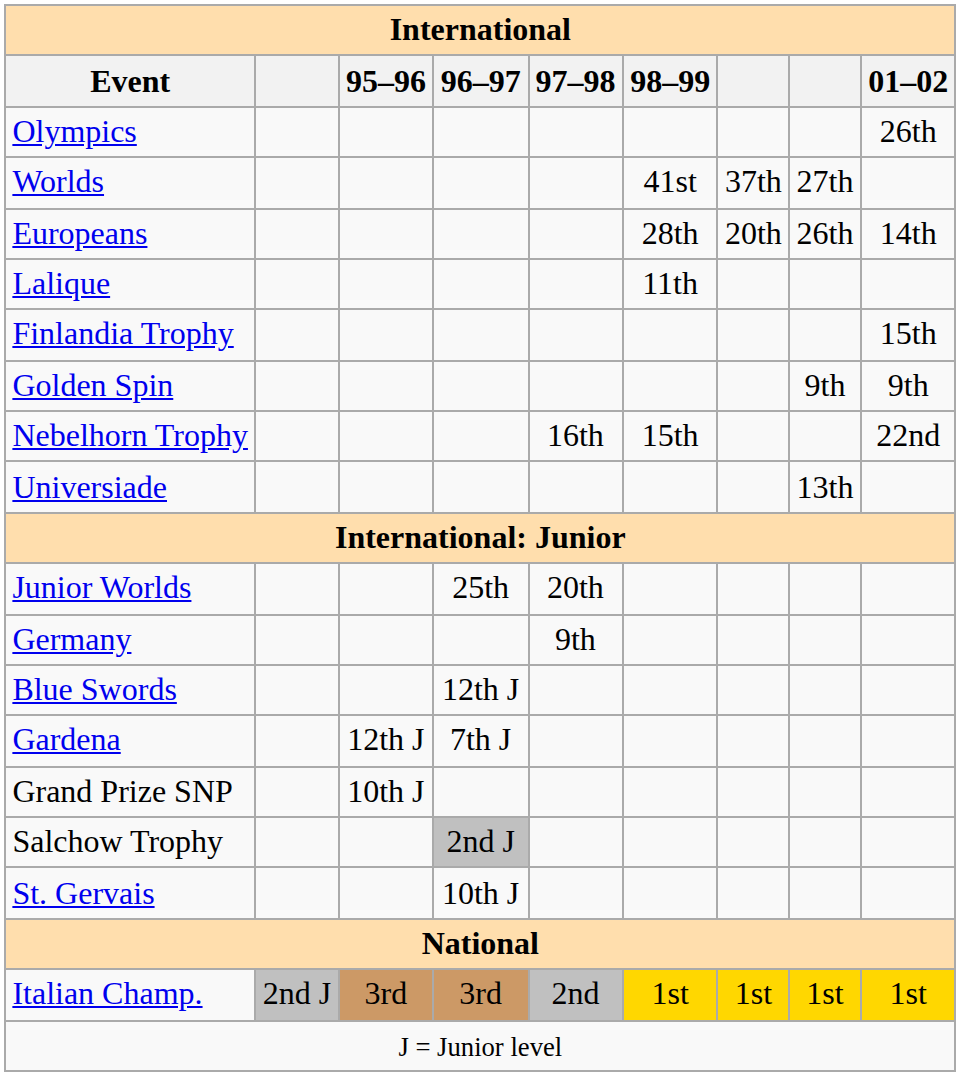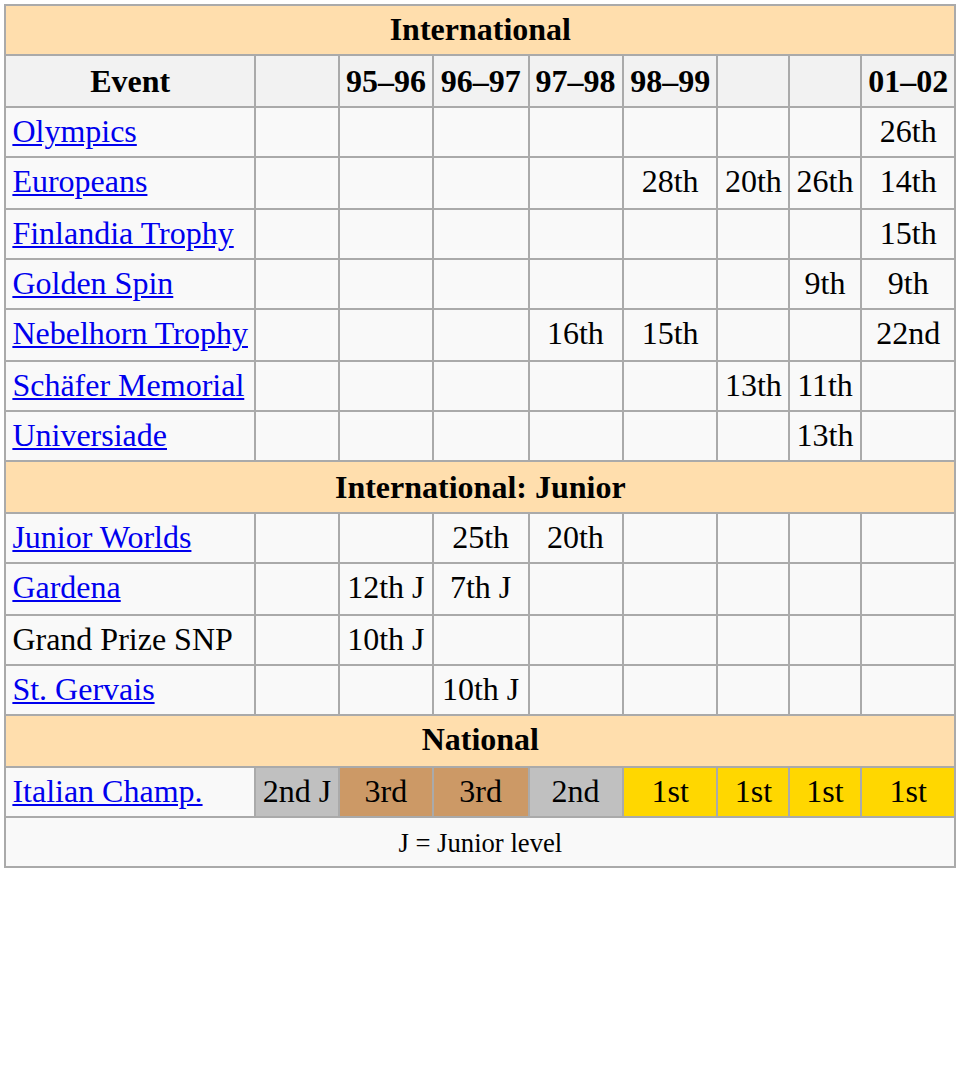- row: (58, 182)
- row: (61, 283)
+ row: (128, 385)
- row: (72, 638)
- row: (95, 689)
- row: (118, 841)
